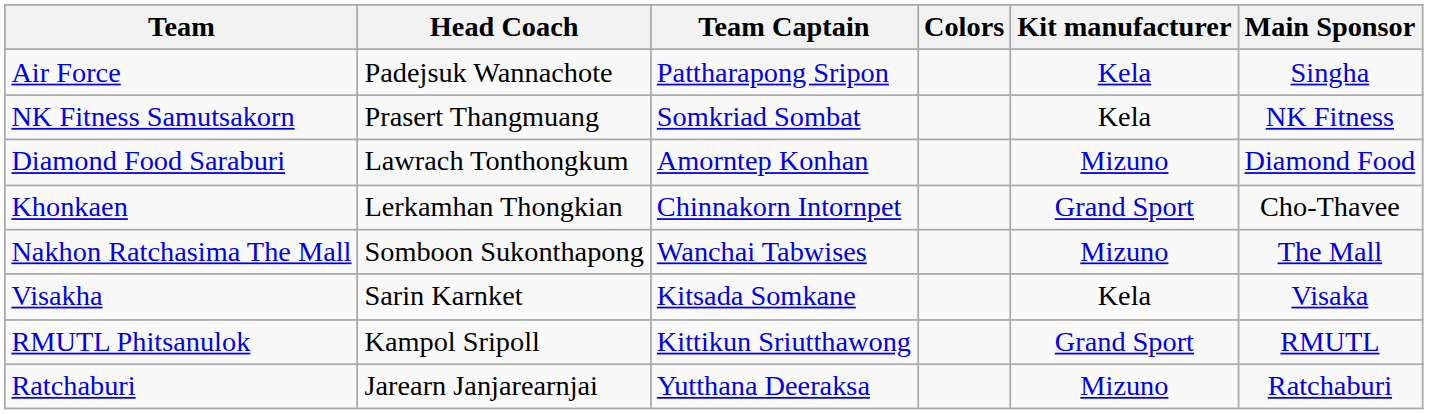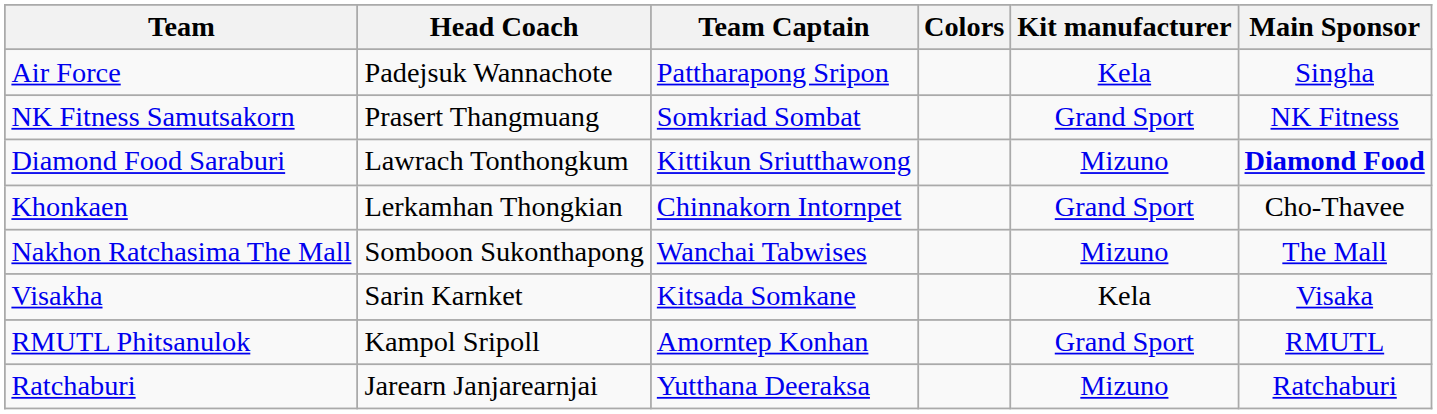(1124, 116) Kela -> (1124, 116) Grand Sport
(763, 161) Amorntep Konhan -> (784, 161) Kittikun Sriutthawong
(1330, 161) normal -> (1335, 161) bold
(784, 341) Kittikun Sriutthawong -> (763, 341) Amorntep Konhan
